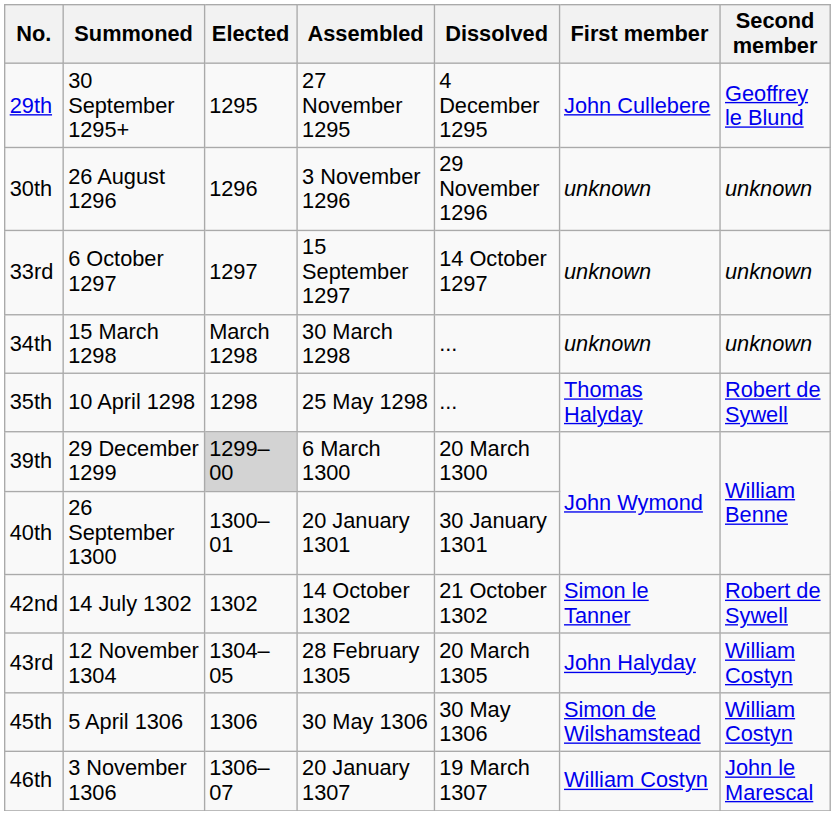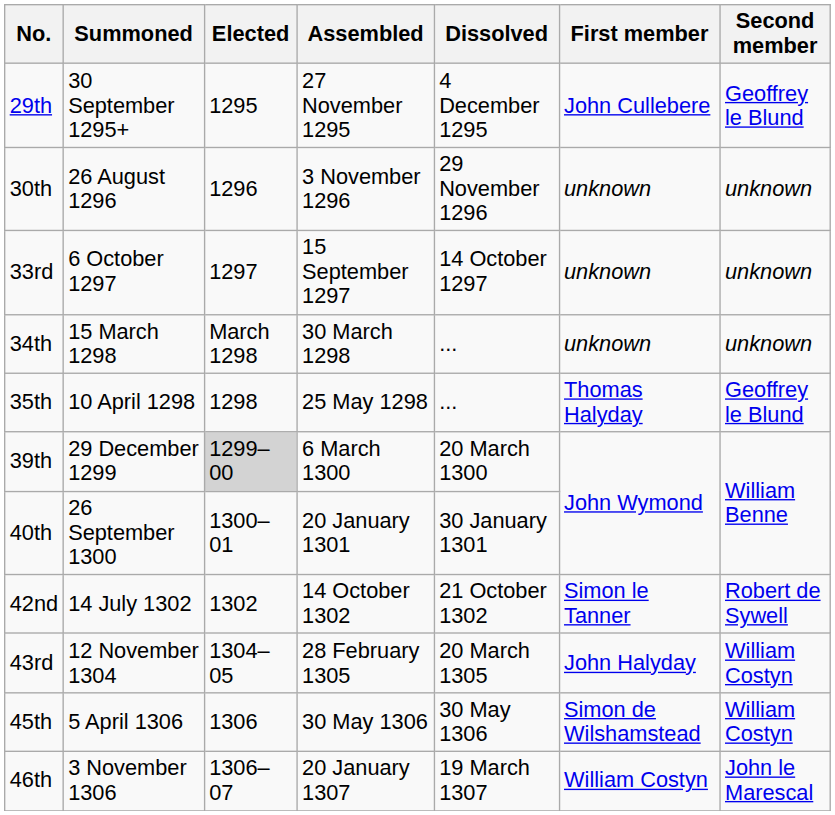(773, 402) Robert de Sywell -> (767, 402) Geoffrey le Blund
